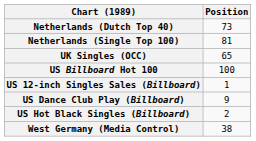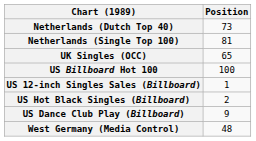rows swapped: (104, 99) <-> (104, 114)
(227, 129) 38 -> (227, 129) 48
